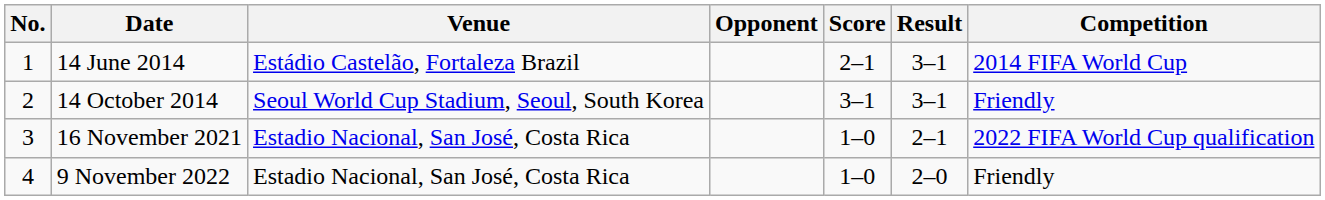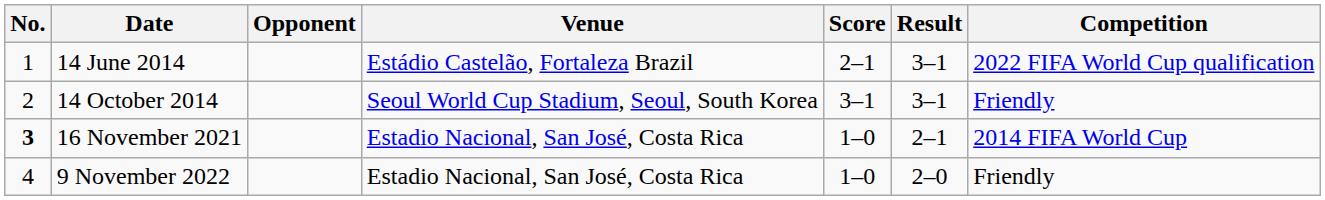columns swapped: (479, 23) <-> (766, 23)
(1080, 61) 2014 FIFA World Cup -> (1144, 61) 2022 FIFA World Cup qualification
(28, 137) normal -> (28, 137) bold
(1144, 137) 2022 FIFA World Cup qualification -> (1080, 137) 2014 FIFA World Cup
